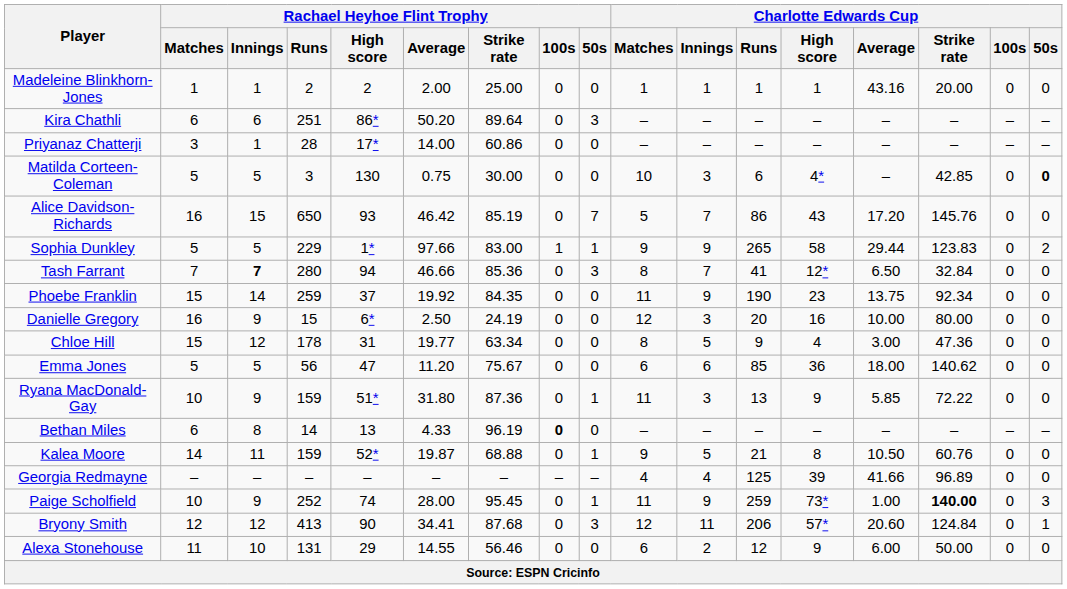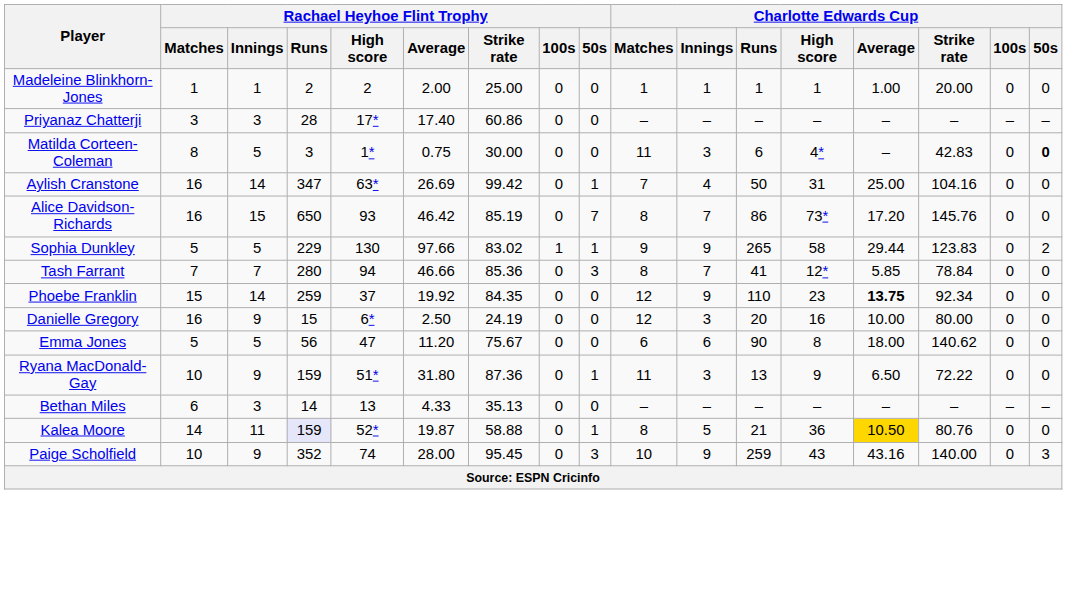(886, 88) 43.16 -> (886, 88) 1.00
- row: (83, 120)
(257, 144) 1 -> (257, 120) 3
(436, 144) 14.00 -> (436, 120) 17.40
(194, 176) 5 -> (194, 152) 8
(367, 176) 130 -> (367, 152) 1*
(644, 176) 10 -> (644, 152) 11
(954, 176) 42.85 -> (954, 152) 42.83
+ row: (83, 184)
(644, 216) 5 -> (644, 216) 8
(817, 216) 43 -> (817, 216) 73*
(367, 248) 1* -> (367, 248) 130
(504, 248) 83.00 -> (504, 248) 83.02
(257, 272) bold -> (257, 272) normal
(886, 272) 6.50 -> (886, 272) 5.85
(954, 272) 32.84 -> (954, 272) 78.84
(644, 295) 11 -> (644, 295) 12
(759, 295) 190 -> (759, 295) 110
(886, 295) normal -> (886, 295) bold
- row: (83, 342)
(759, 366) 85 -> (759, 342) 90
(817, 366) 36 -> (817, 342) 8
(886, 398) 5.85 -> (886, 374) 6.50
(257, 430) 8 -> (257, 406) 3
(504, 430) 96.19 -> (504, 406) 35.13
(559, 430) bold -> (559, 406) normal
(309, 453) no background -> (309, 430) lavender background
(504, 453) 68.88 -> (504, 430) 58.88
(644, 453) 9 -> (644, 430) 8
(817, 453) 8 -> (817, 430) 36
(886, 453) no background -> (886, 430) gold background
(954, 453) 60.76 -> (954, 430) 80.76
- row: (83, 477)
(309, 501) 252 -> (309, 453) 352
(595, 501) 1 -> (595, 453) 3
(644, 501) 11 -> (644, 453) 10
(817, 501) 73* -> (817, 453) 43
(886, 501) 1.00 -> (886, 453) 43.16
(954, 501) bold -> (954, 453) normal
- row: (83, 524)
- row: (83, 548)
